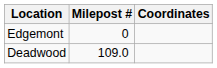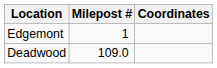(127, 33) 0 -> (127, 33) 1
